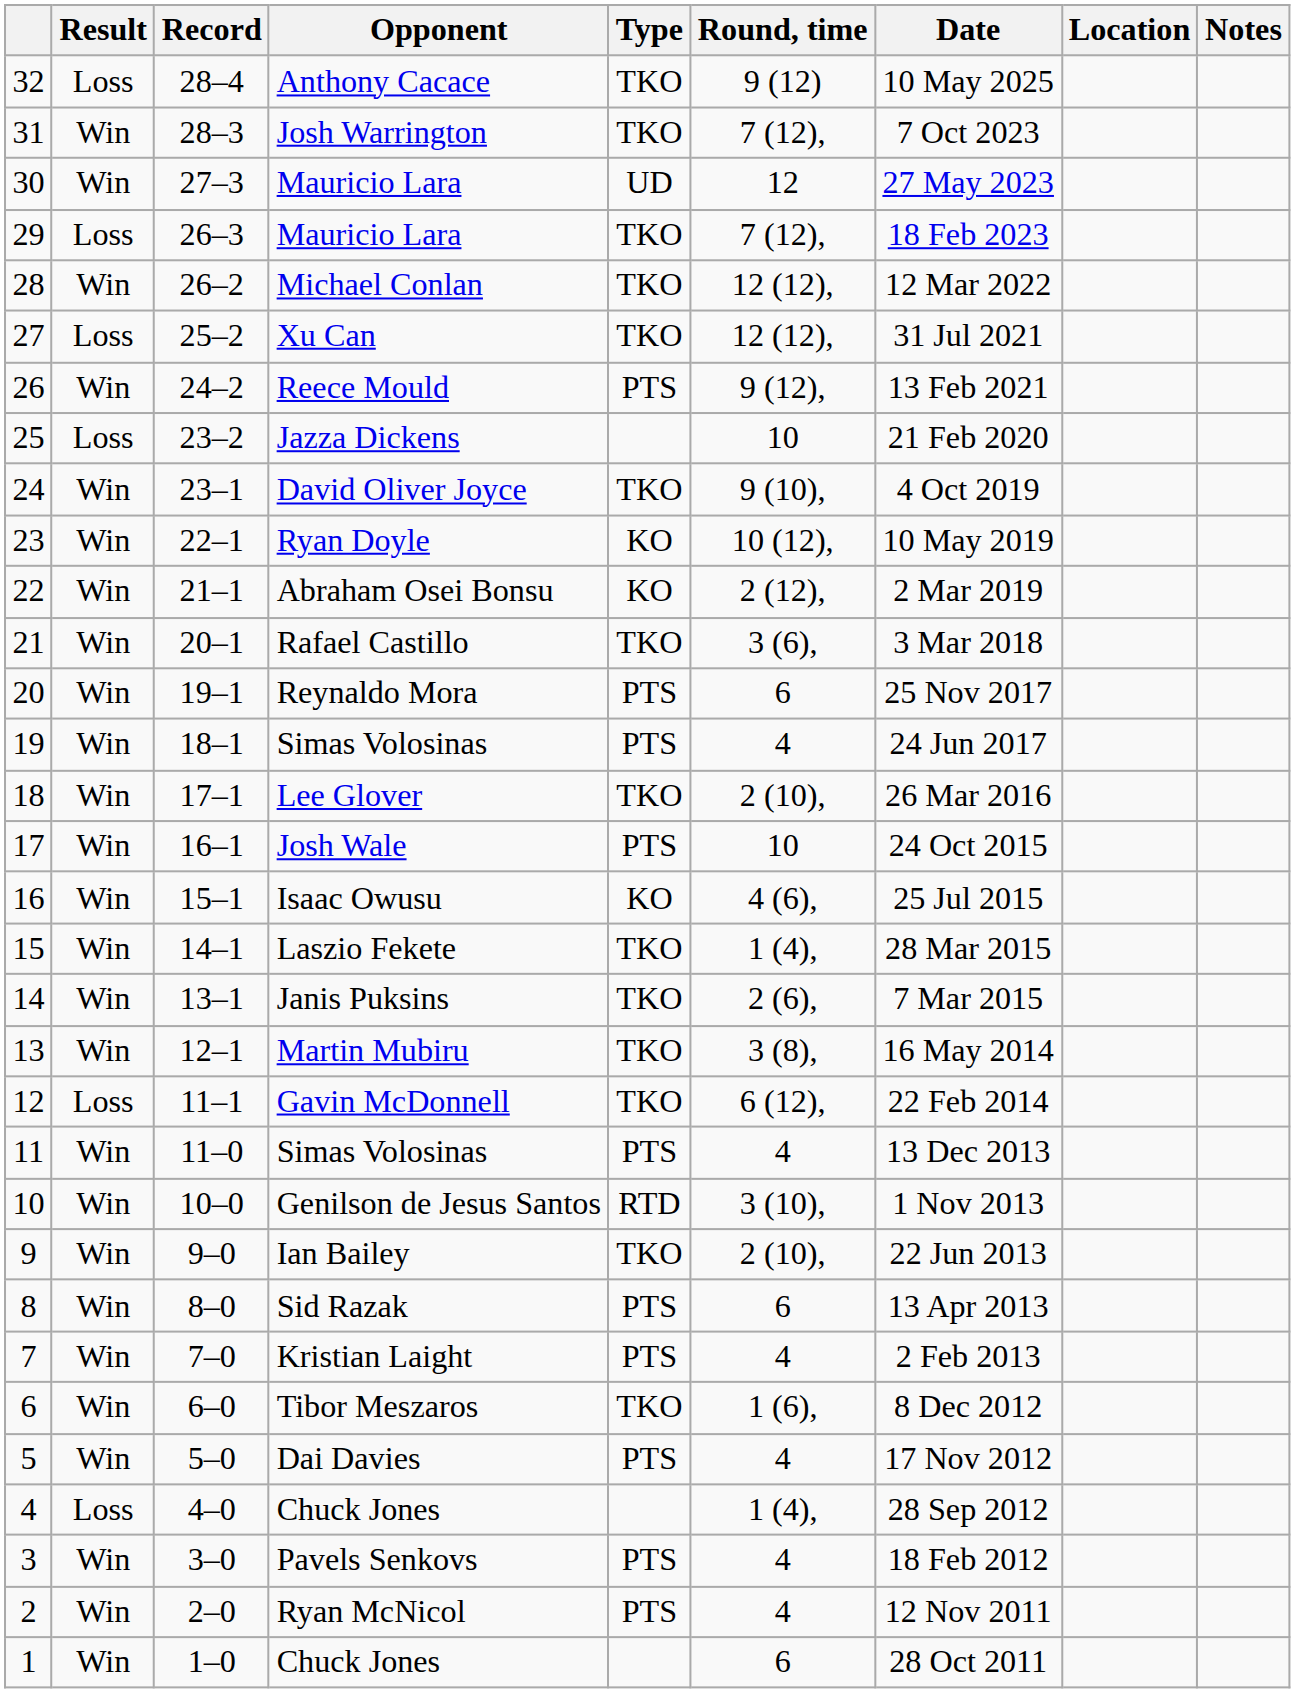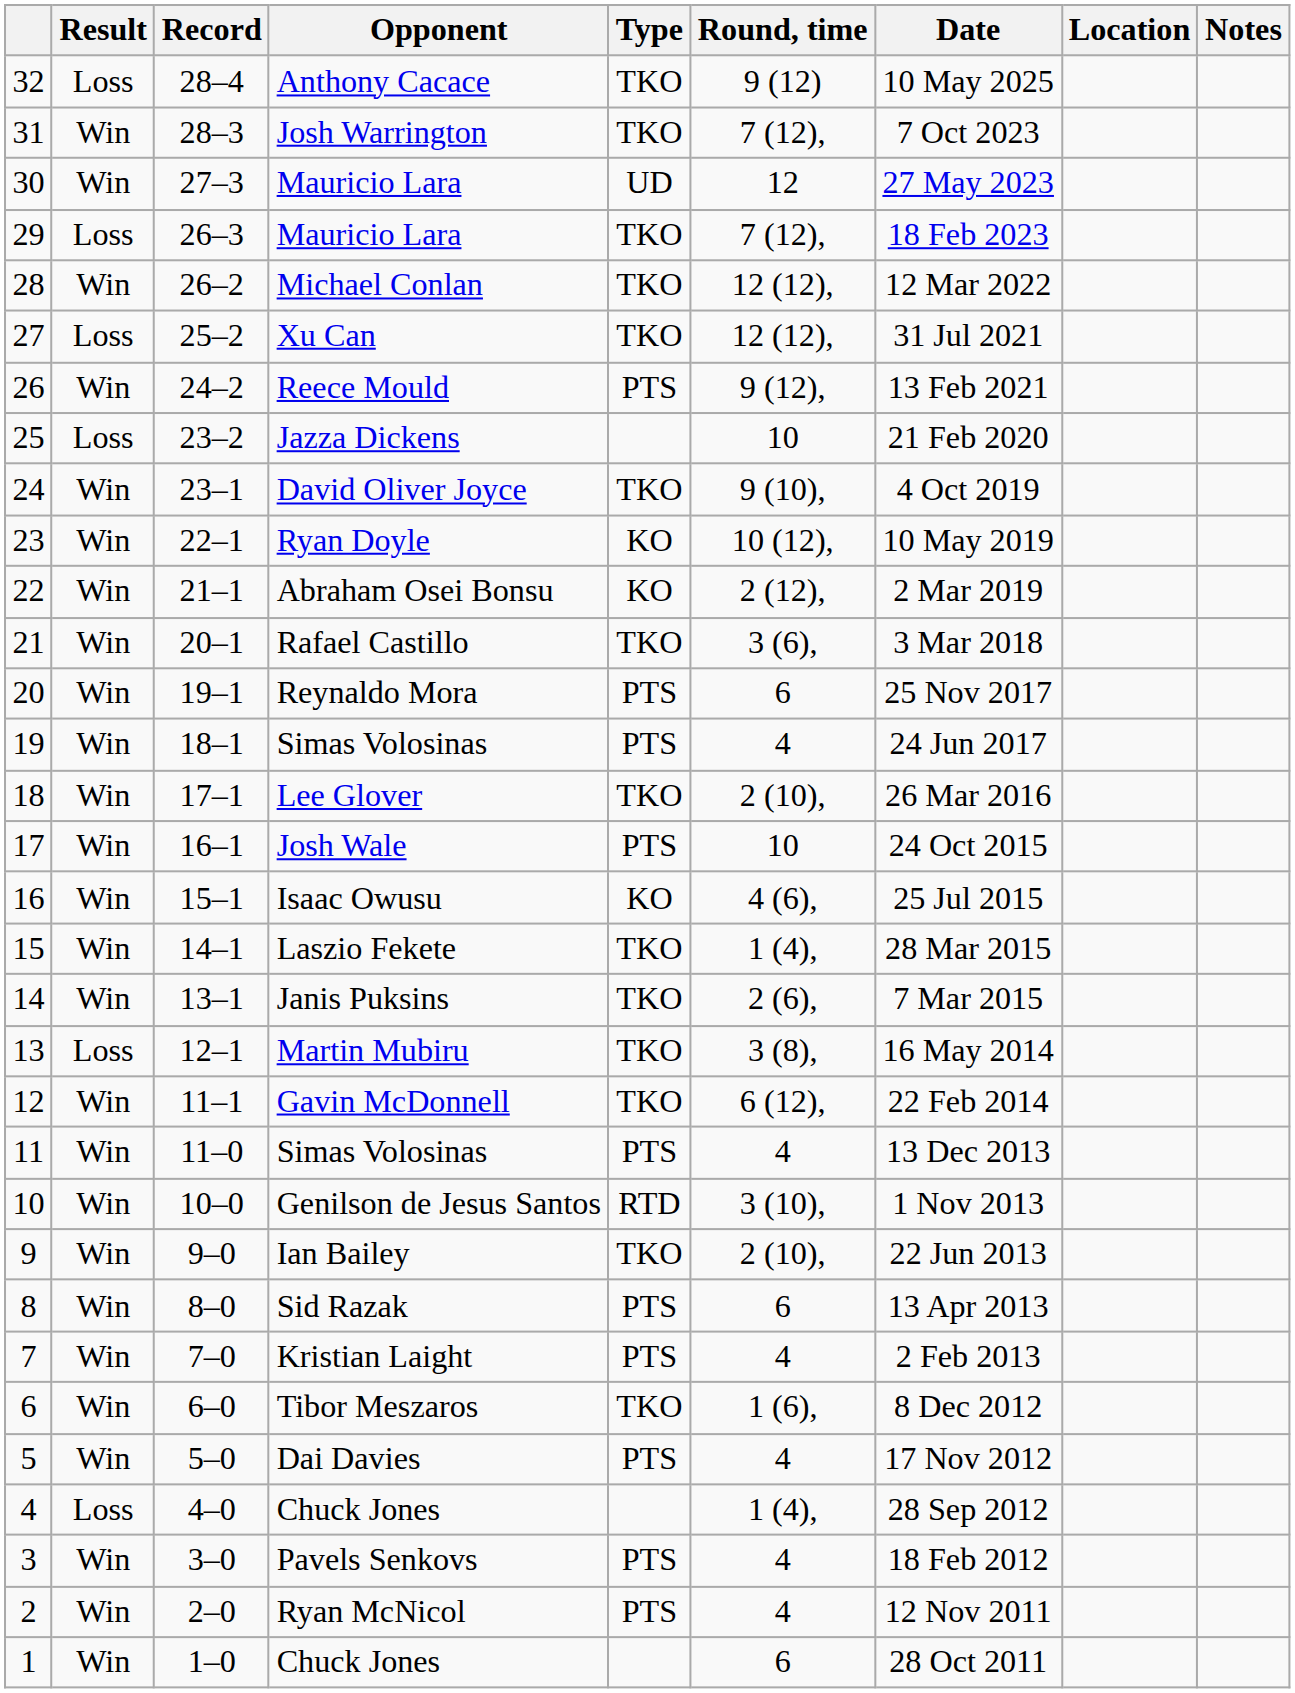(103, 1050) Win -> (103, 1050) Loss
(103, 1101) Loss -> (103, 1101) Win
